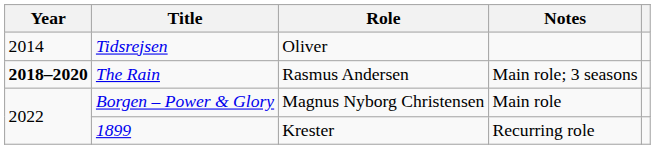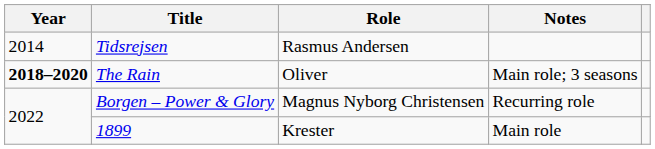(305, 46) Oliver -> (346, 46) Rasmus Andersen
(346, 74) Rasmus Andersen -> (305, 74) Oliver
(527, 102) Main role -> (544, 102) Recurring role
(544, 130) Recurring role -> (527, 130) Main role
